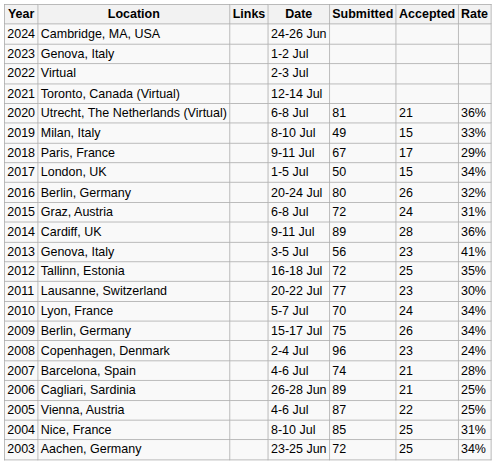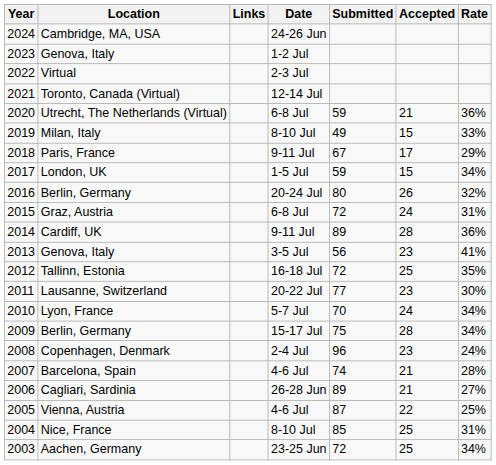(339, 113) 81 -> (339, 113) 59
(339, 172) 50 -> (339, 172) 59
(406, 331) 26 -> (406, 331) 28
(473, 390) 25% -> (473, 390) 27%
